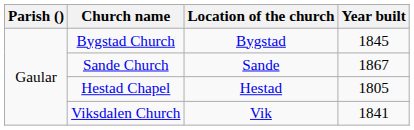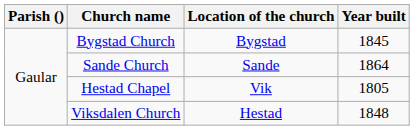(374, 64) 1867 -> (374, 64) 1864
(261, 88) Hestad -> (261, 88) Vik
(261, 112) Vik -> (261, 112) Hestad
(374, 112) 1841 -> (374, 112) 1848
